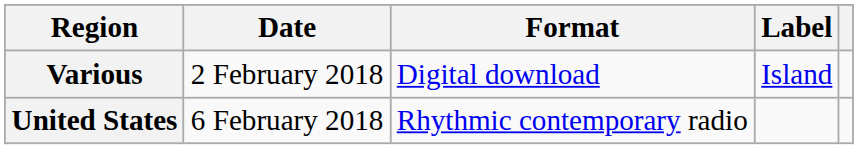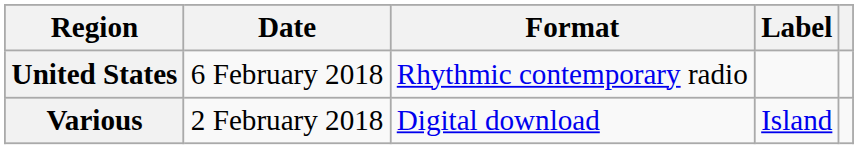rows swapped: (95, 73) <-> (95, 119)
